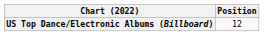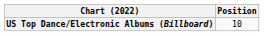(237, 24) 12 -> (237, 24) 10
